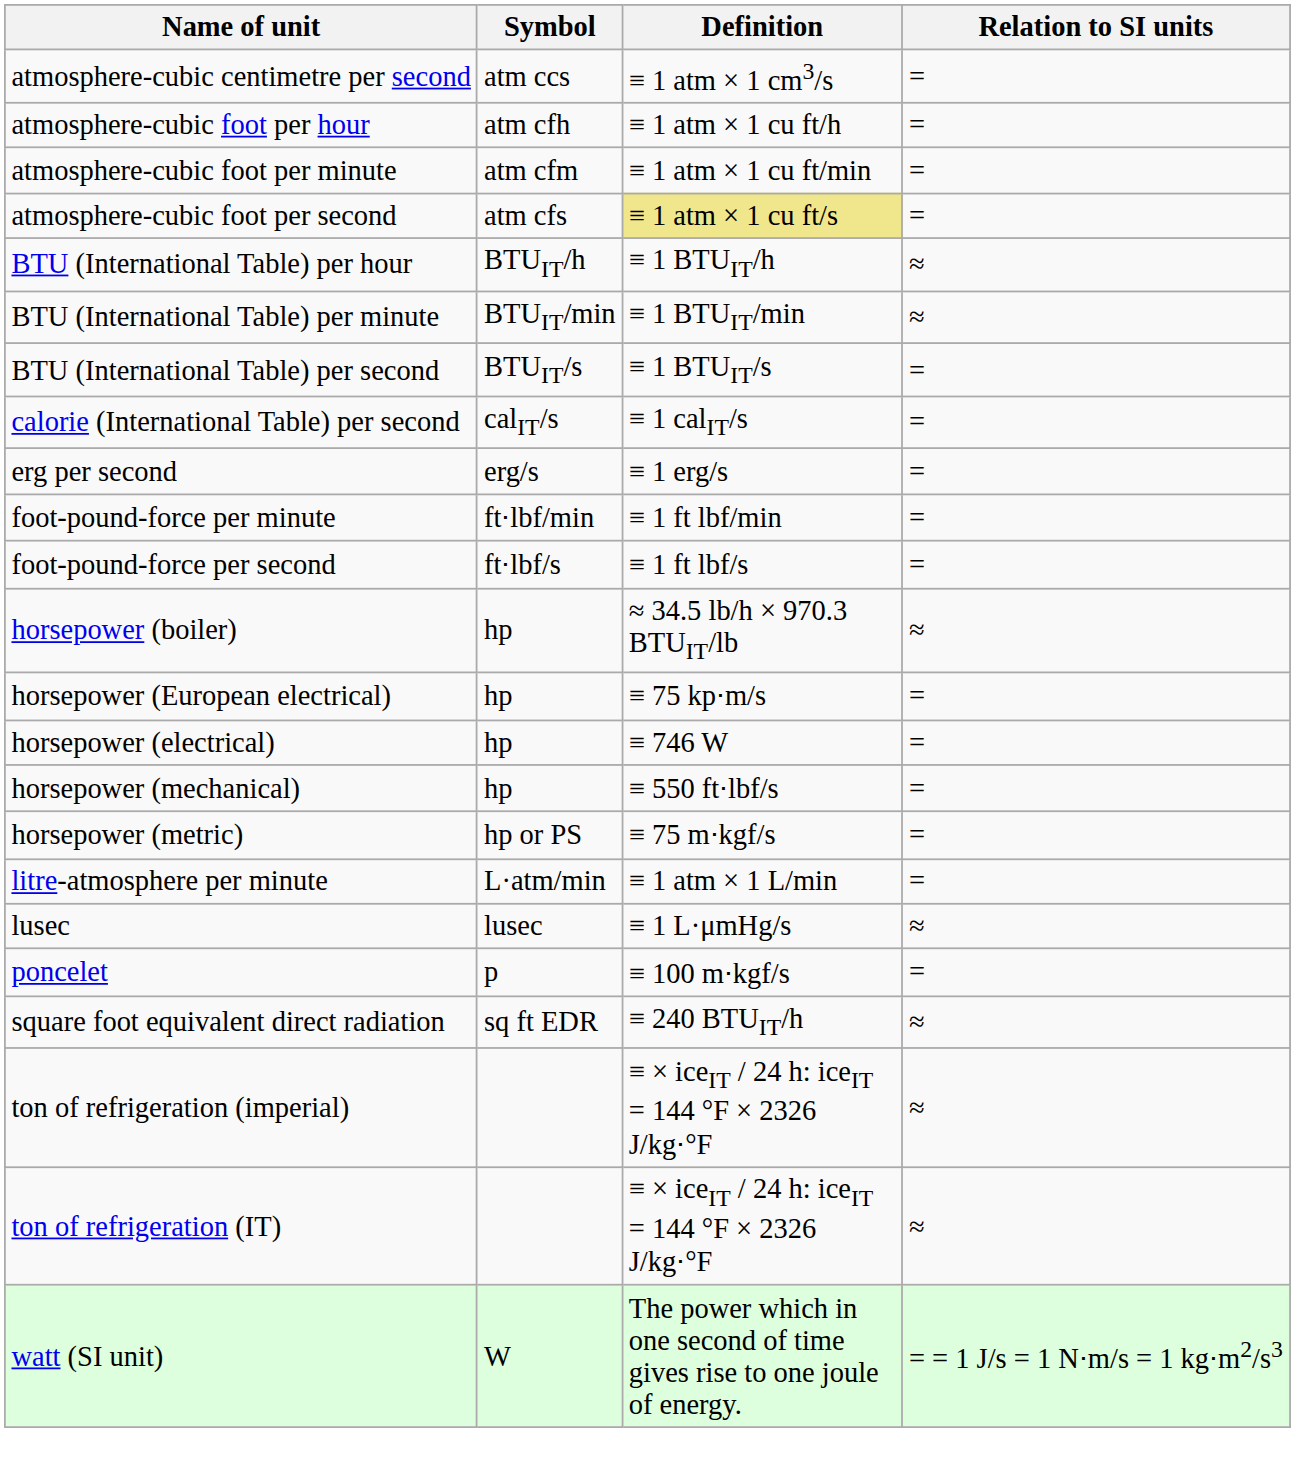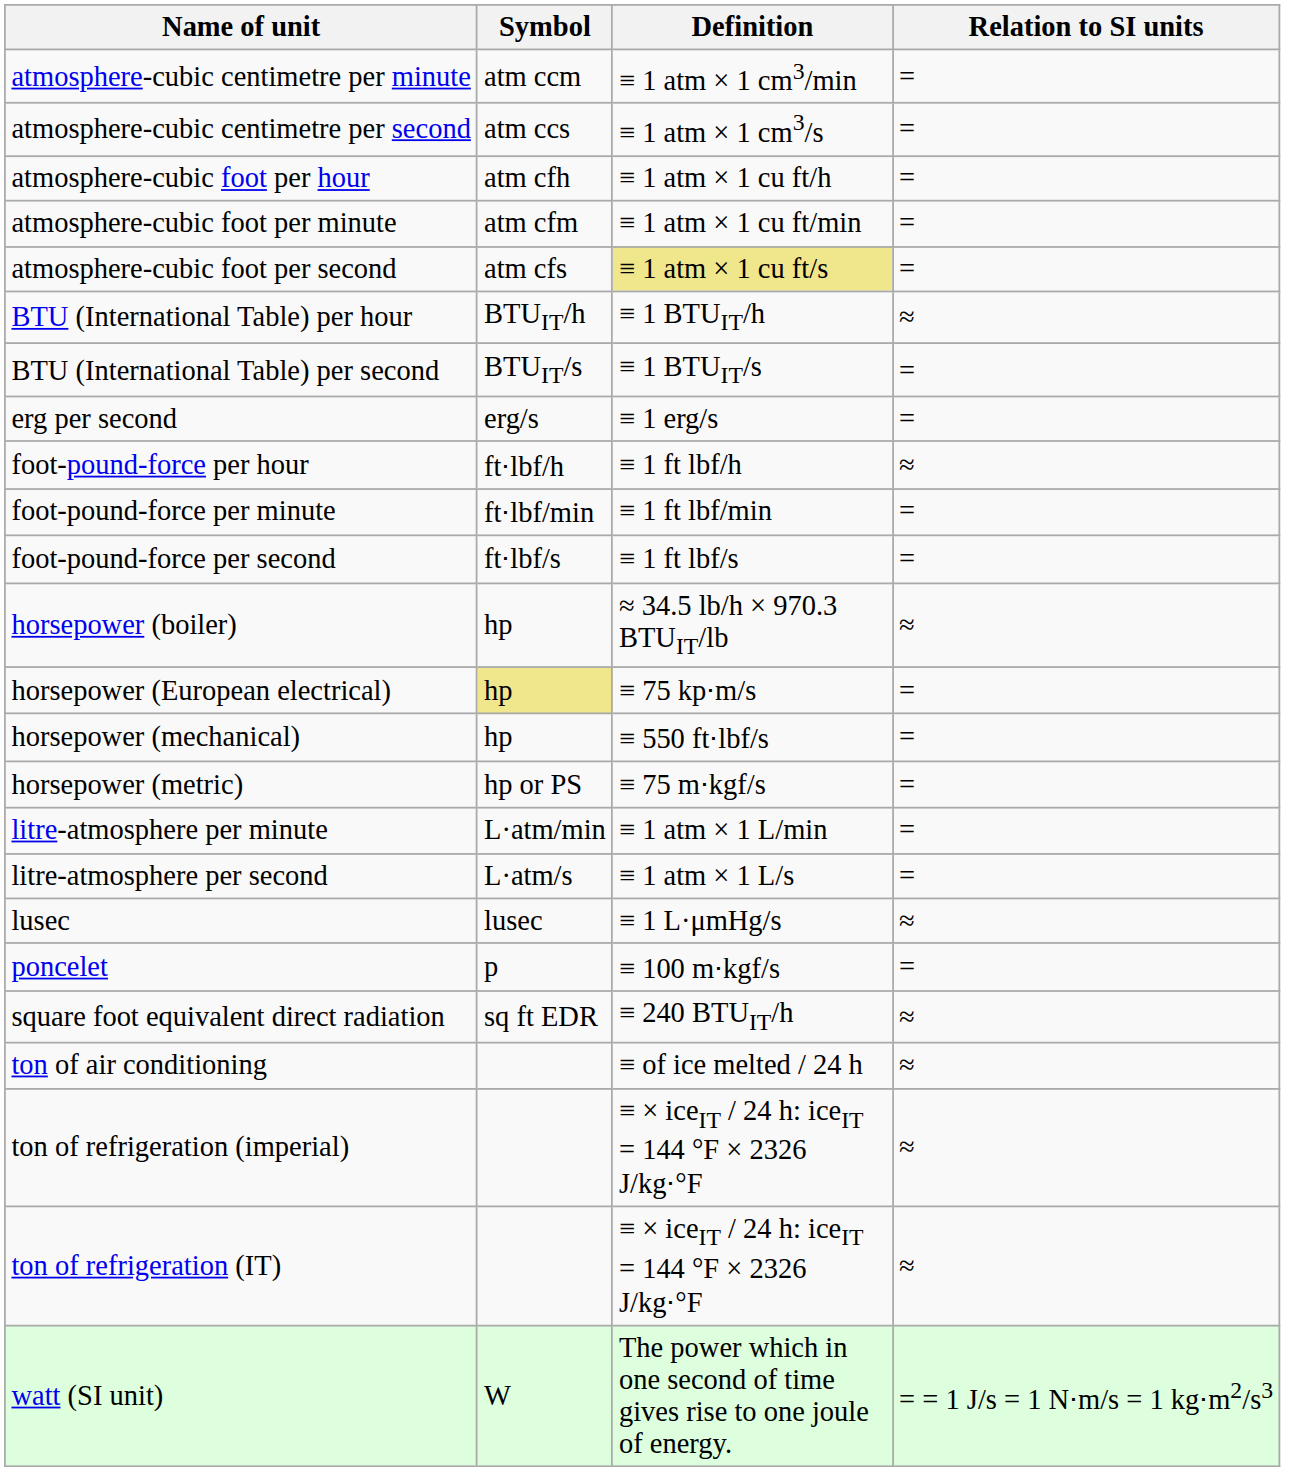+ row: (241, 76)
- row: (225, 316)
- row: (236, 422)
+ row: (160, 464)
(498, 695) no background -> (498, 690) khaki background
- row: (143, 741)
+ row: (170, 875)
+ row: (139, 1065)
